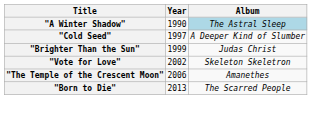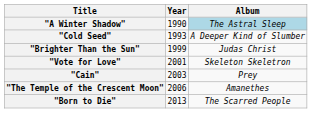(177, 37) 1997 -> (177, 37) 1993
(177, 62) 2002 -> (177, 62) 2001
+ row: (85, 75)
